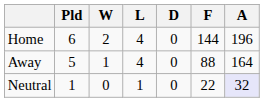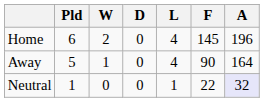columns swapped: (174, 16) <-> (140, 16)
(208, 39) 144 -> (208, 39) 145
(208, 62) 88 -> (208, 62) 90
